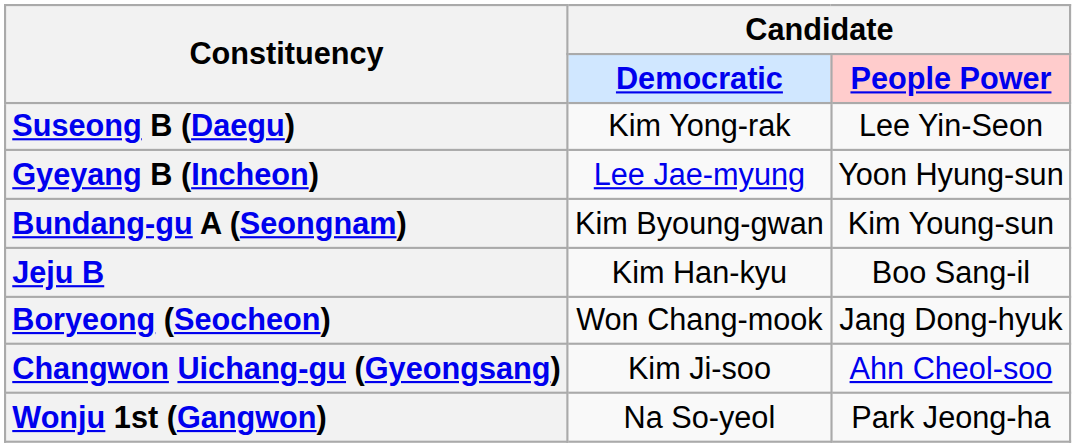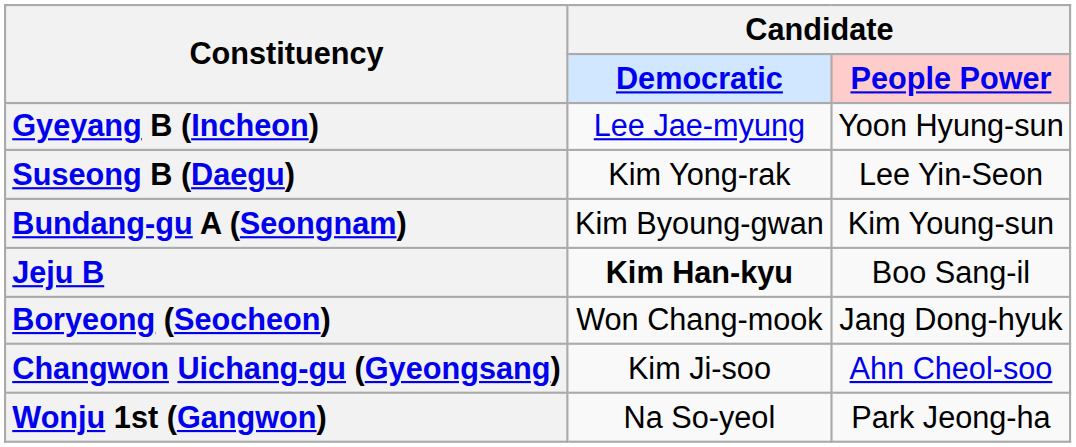rows swapped: (154, 127) <-> (166, 175)
(699, 272) normal -> (699, 272) bold
